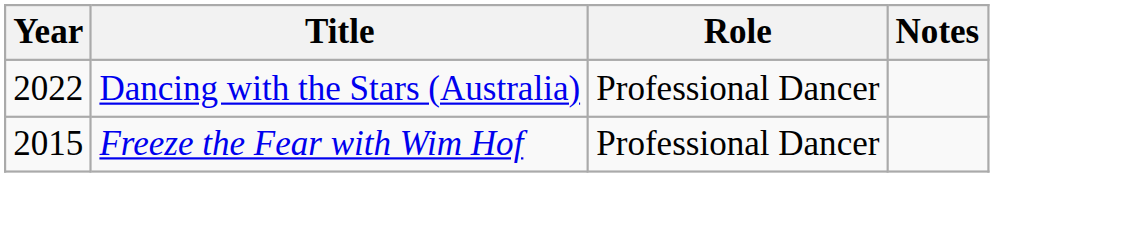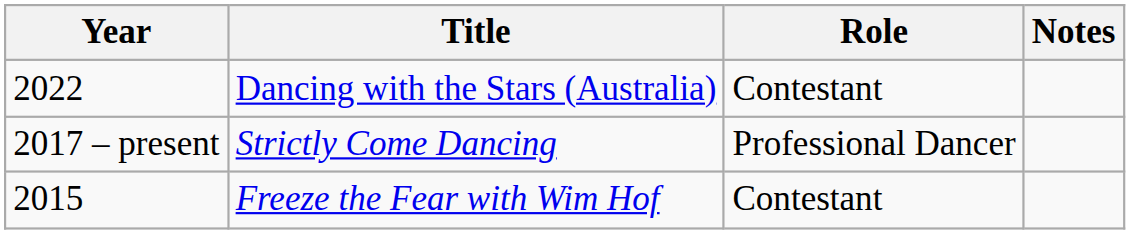(738, 87) Professional Dancer -> (807, 87) Contestant
+ row: (396, 143)
(738, 143) Professional Dancer -> (807, 198) Contestant
